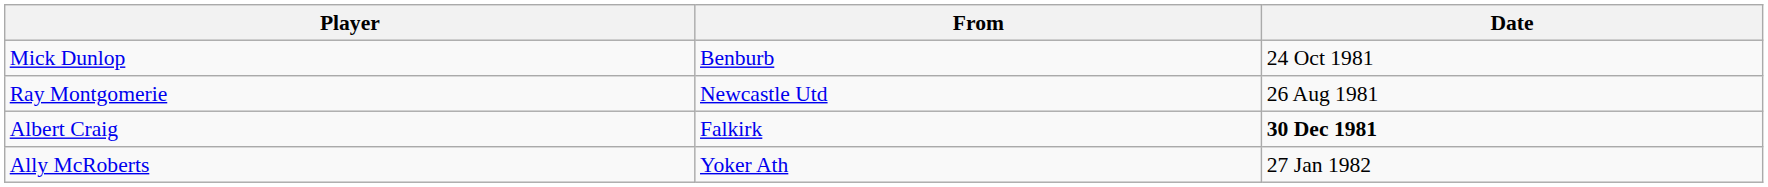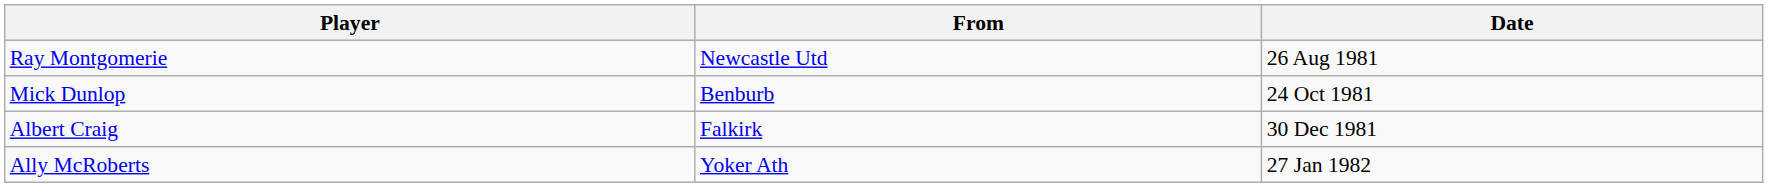rows swapped: (88, 93) <-> (68, 58)
(1322, 129) bold -> (1322, 129) normal
